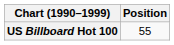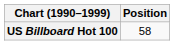(145, 31) 55 -> (145, 31) 58
